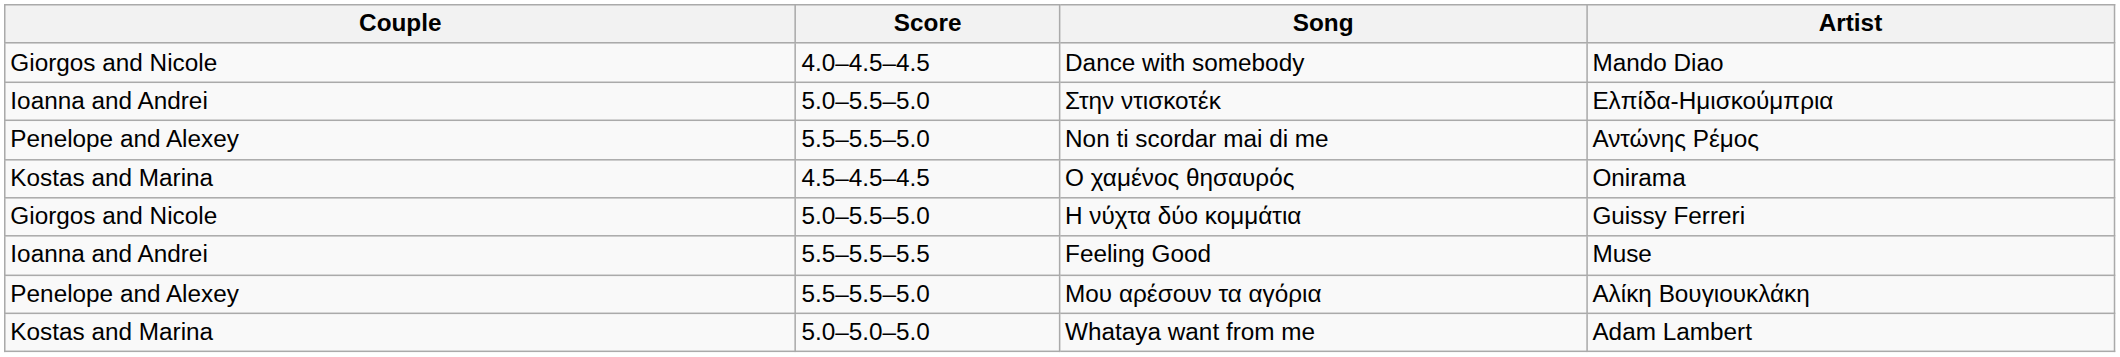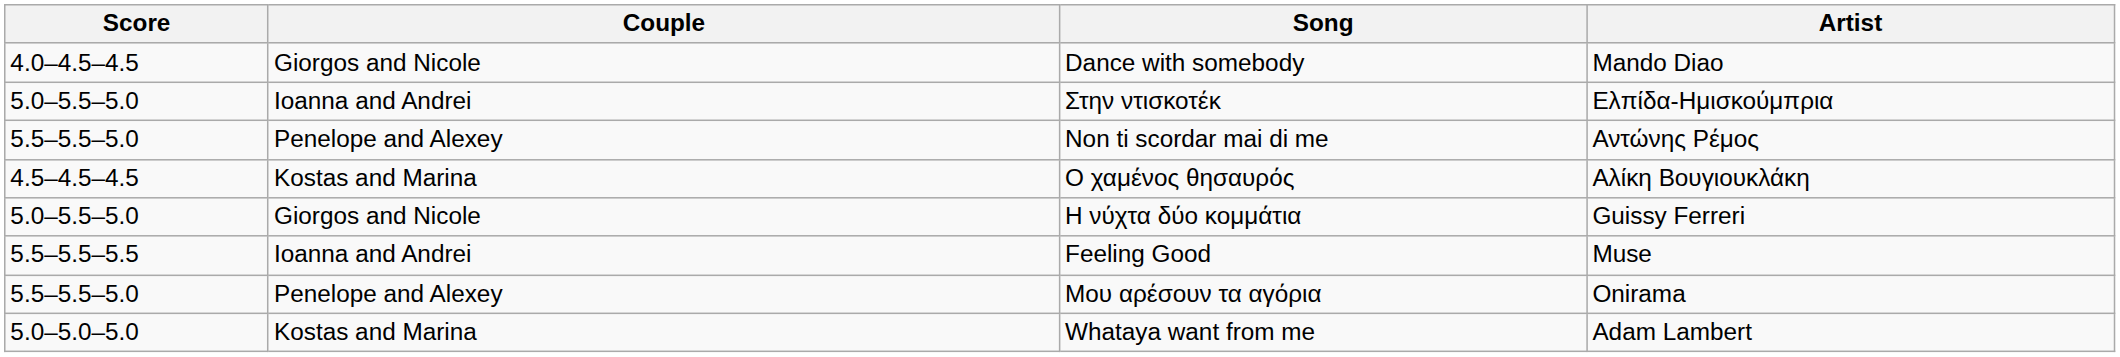columns swapped: (400, 23) <-> (928, 23)
(1639, 178) Onirama -> (1701, 178) Αλίκη Βουγιουκλάκη
(1701, 293) Αλίκη Βουγιουκλάκη -> (1639, 293) Onirama
